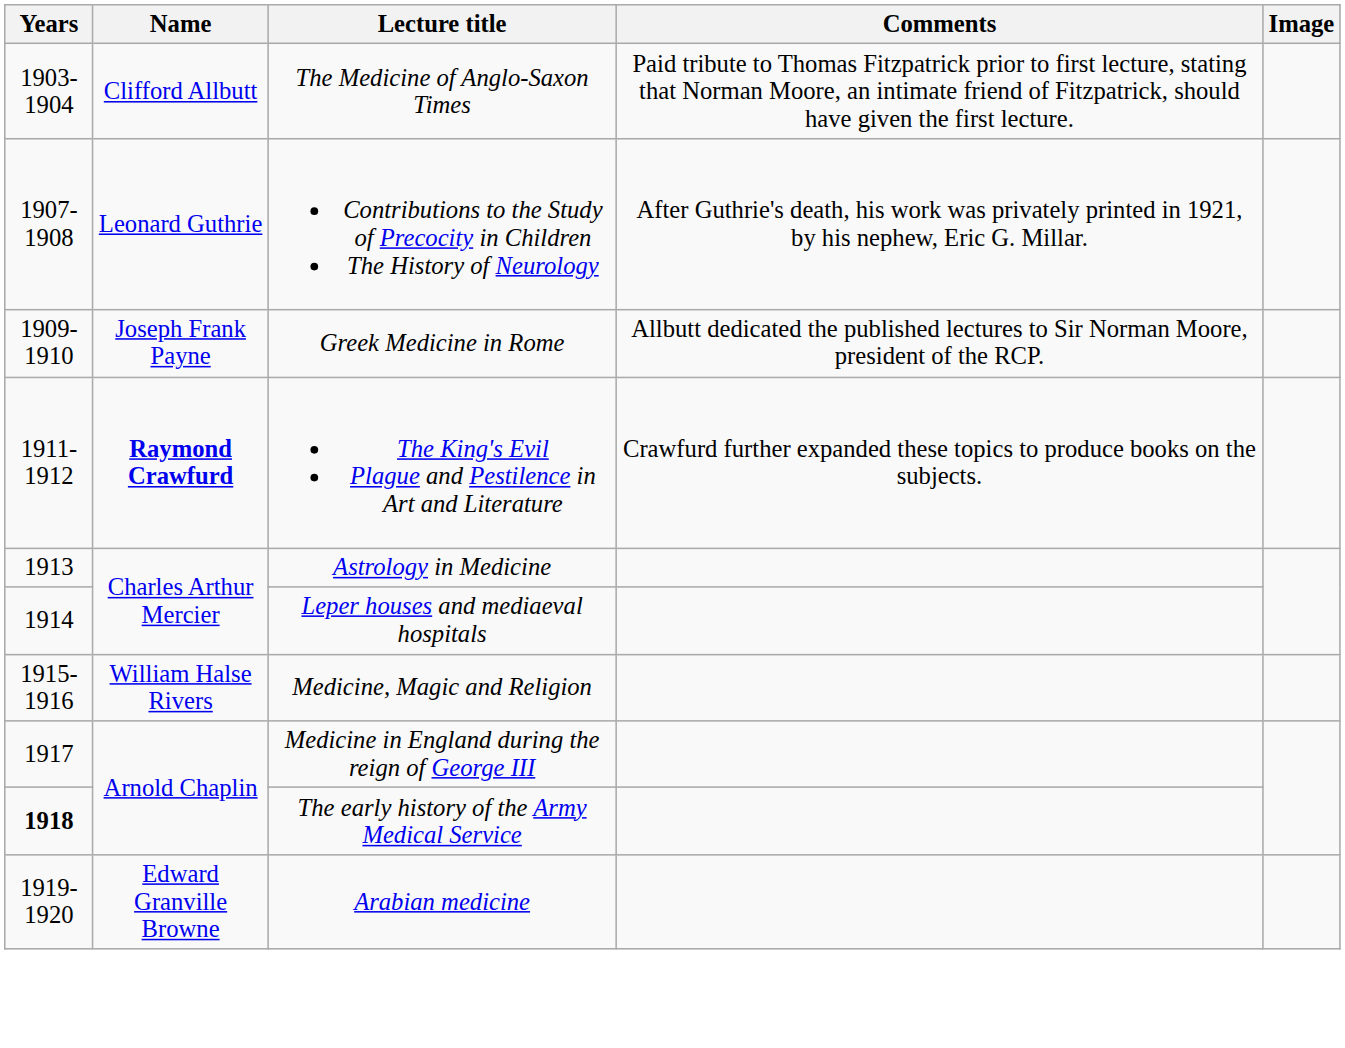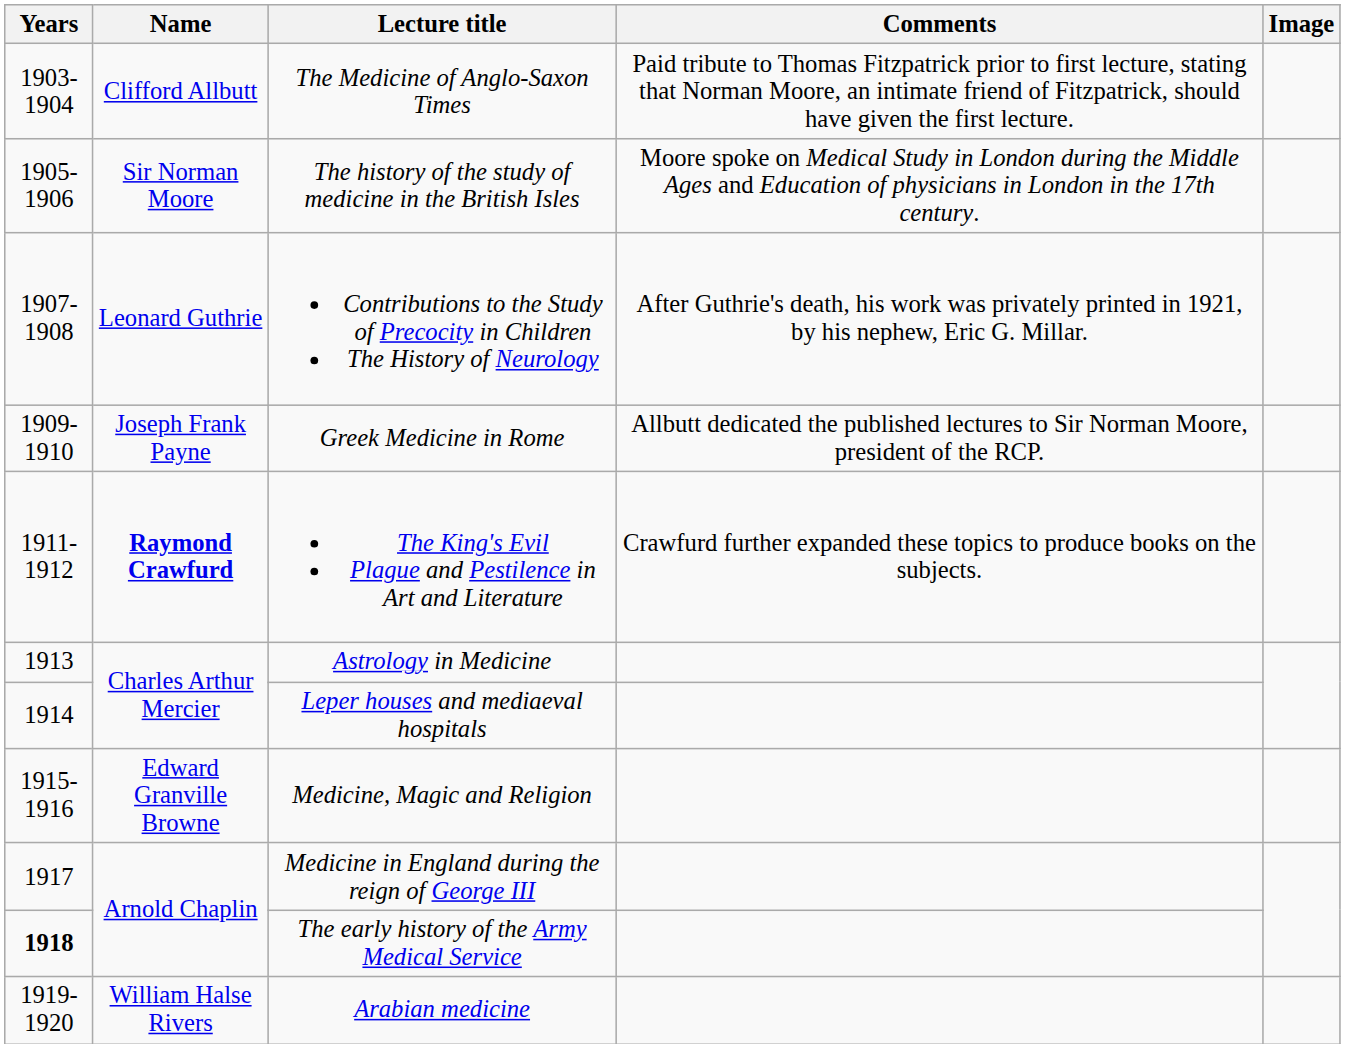+ row: (442, 185)
(181, 687) William Halse Rivers -> (181, 795) Edward Granville Browne
(181, 901) Edward Granville Browne -> (181, 1009) William Halse Rivers
